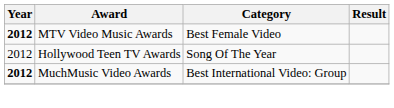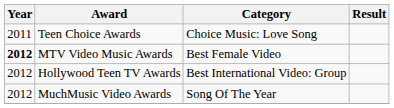+ row: (89, 34)
(231, 53) Song Of The Year -> (266, 73) Best International Video: Group
(20, 73) bold -> (20, 93) normal
(266, 73) Best International Video: Group -> (231, 93) Song Of The Year
